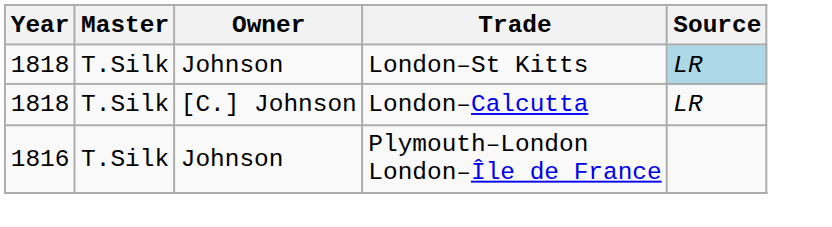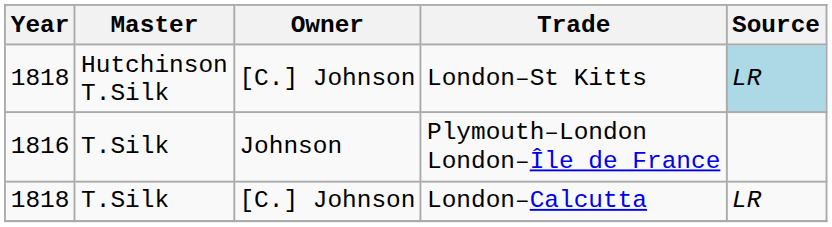(125, 65) T.Silk -> (154, 79) Hutchinson T.Silk
(232, 65) Johnson -> (327, 79) [C.] Johnson
rows swapped: (515, 158) <-> (478, 105)
